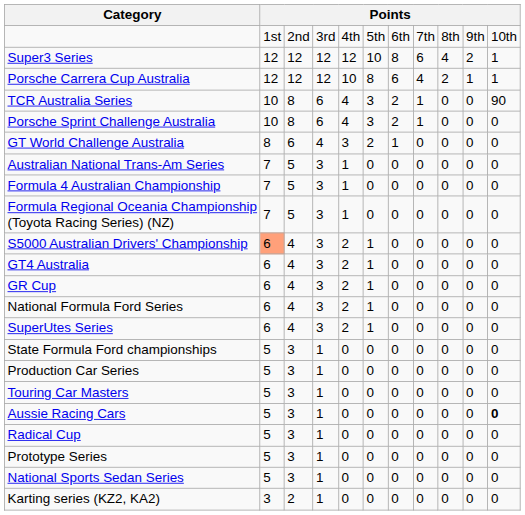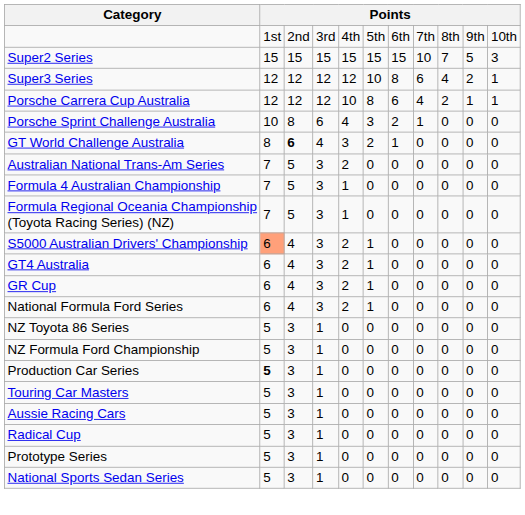+ row: (50, 57)
- row: (70, 100)
(291, 143) normal -> (291, 143) bold
(345, 164) 1 -> (345, 164) 2
- row: (60, 328)
+ row: (68, 328)
+ row: (104, 350)
- row: (112, 350)
(267, 371) normal -> (267, 371) bold
(495, 413) bold -> (495, 413) normal
- row: (84, 499)
